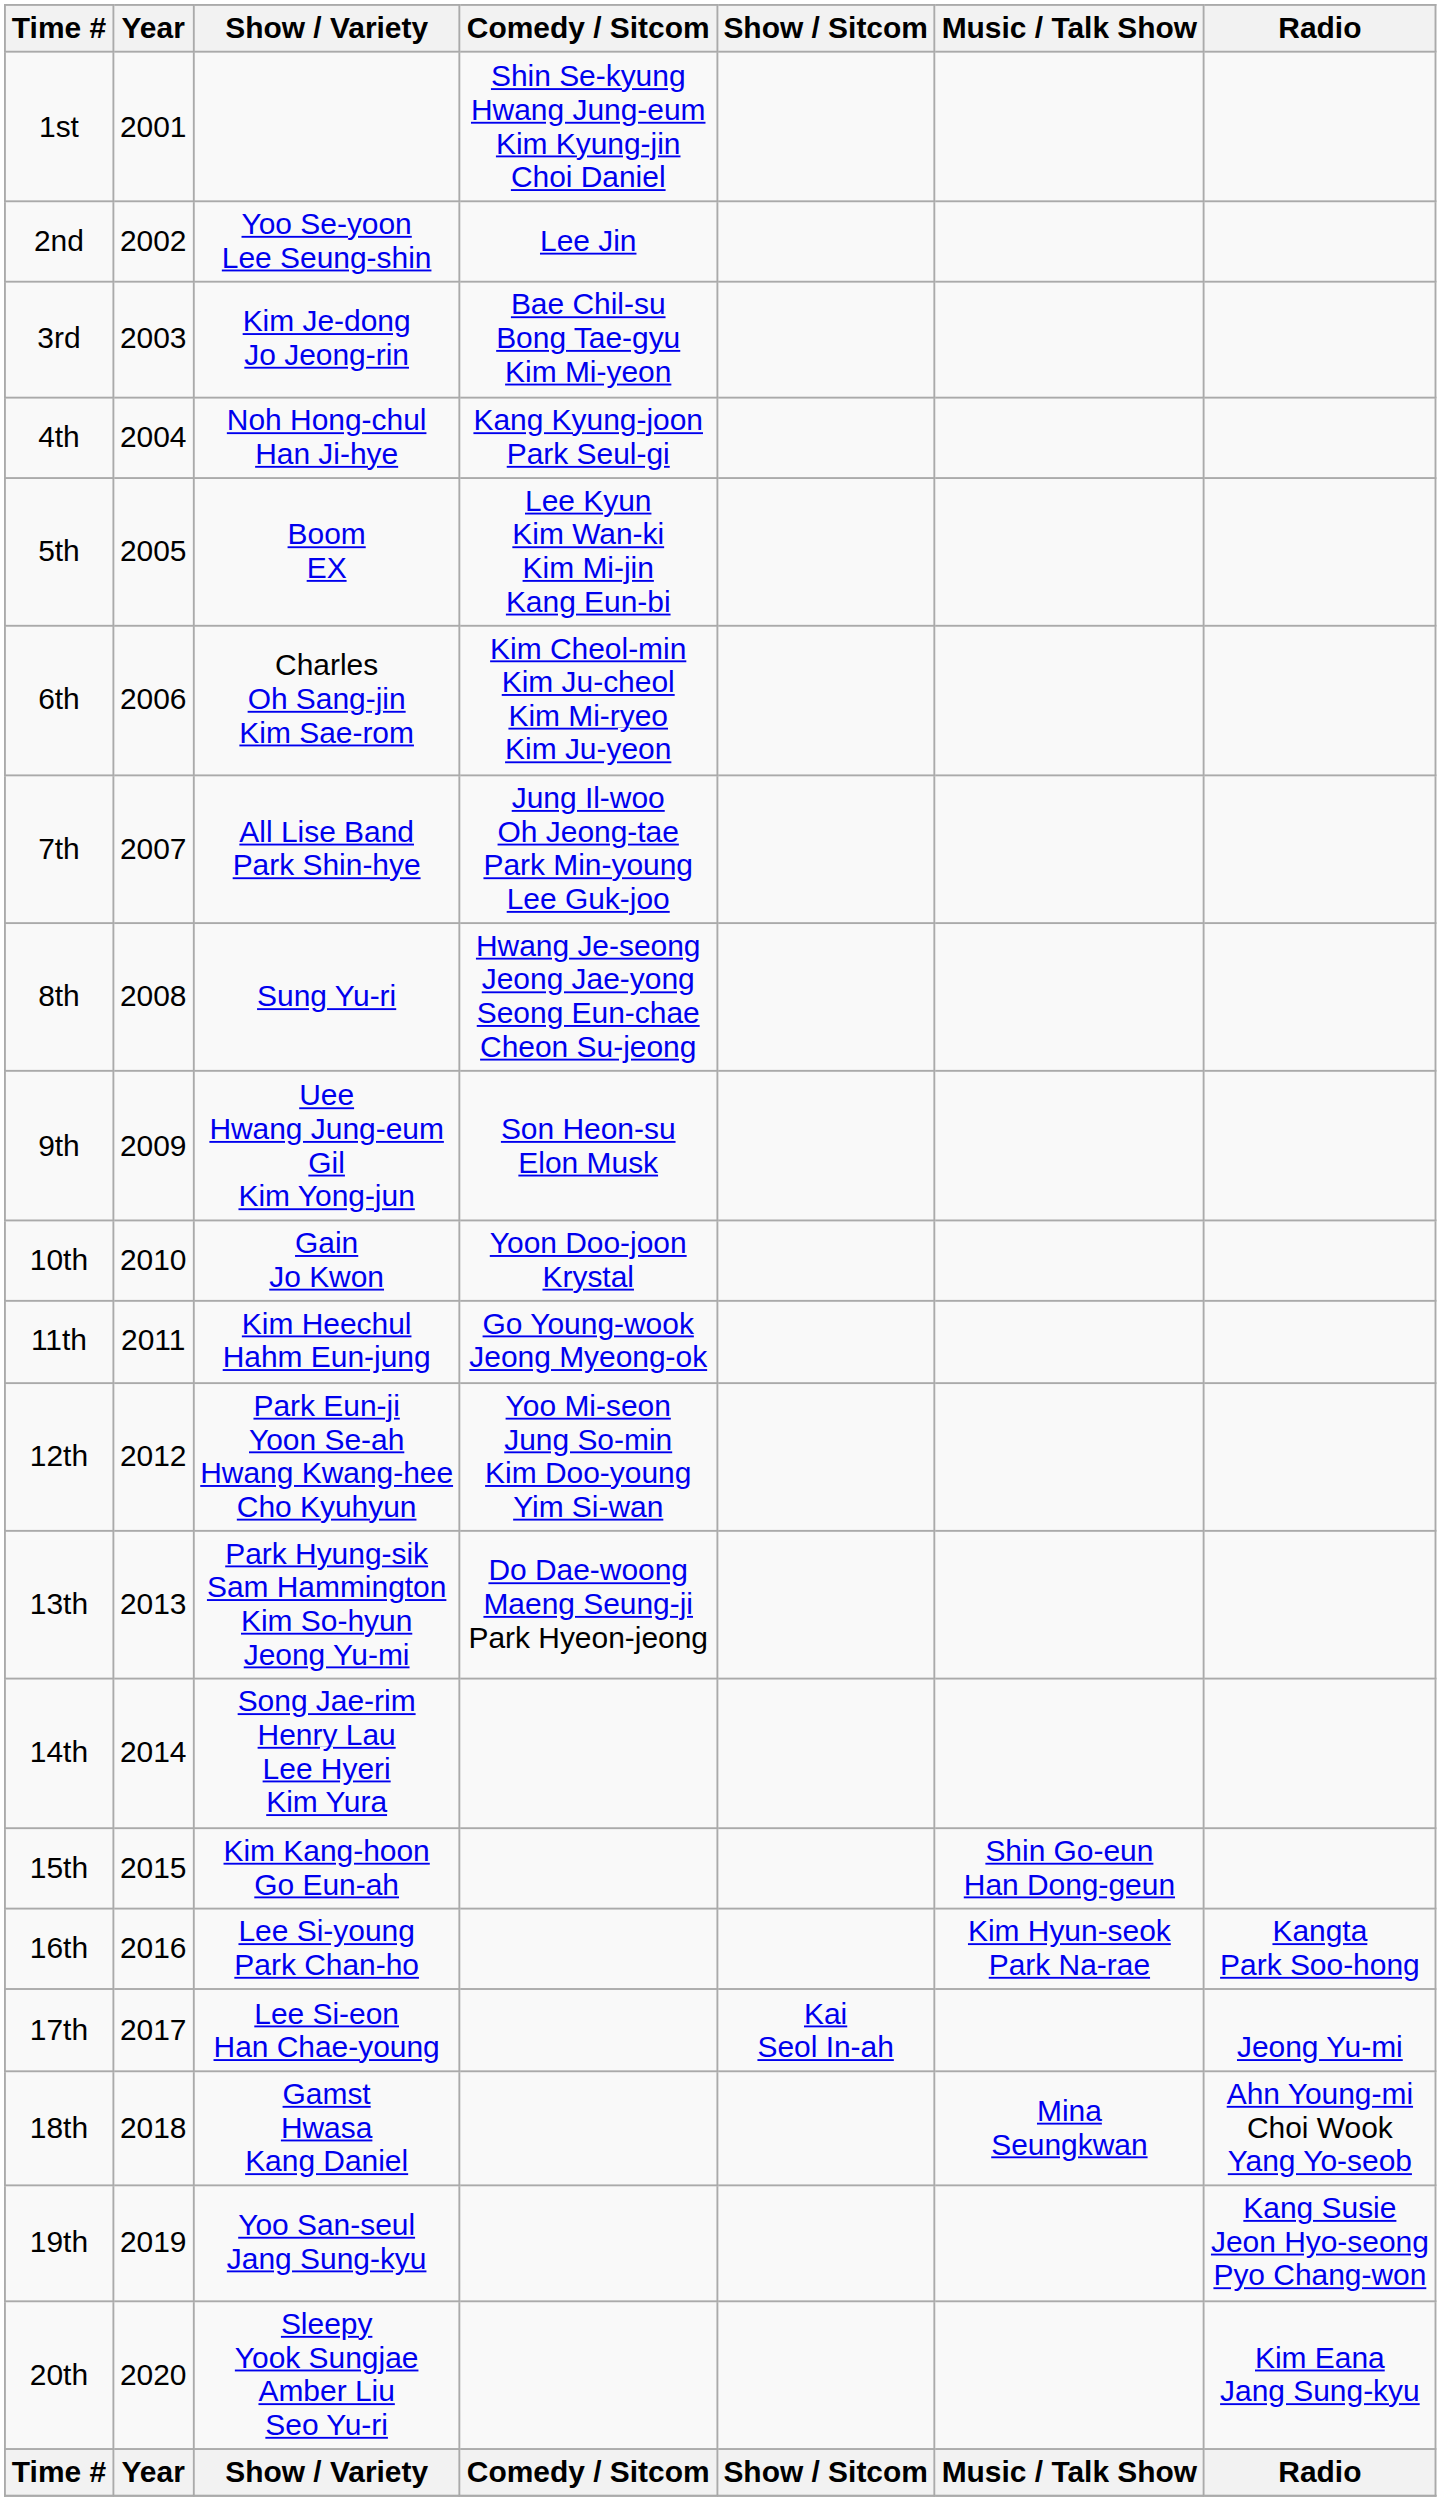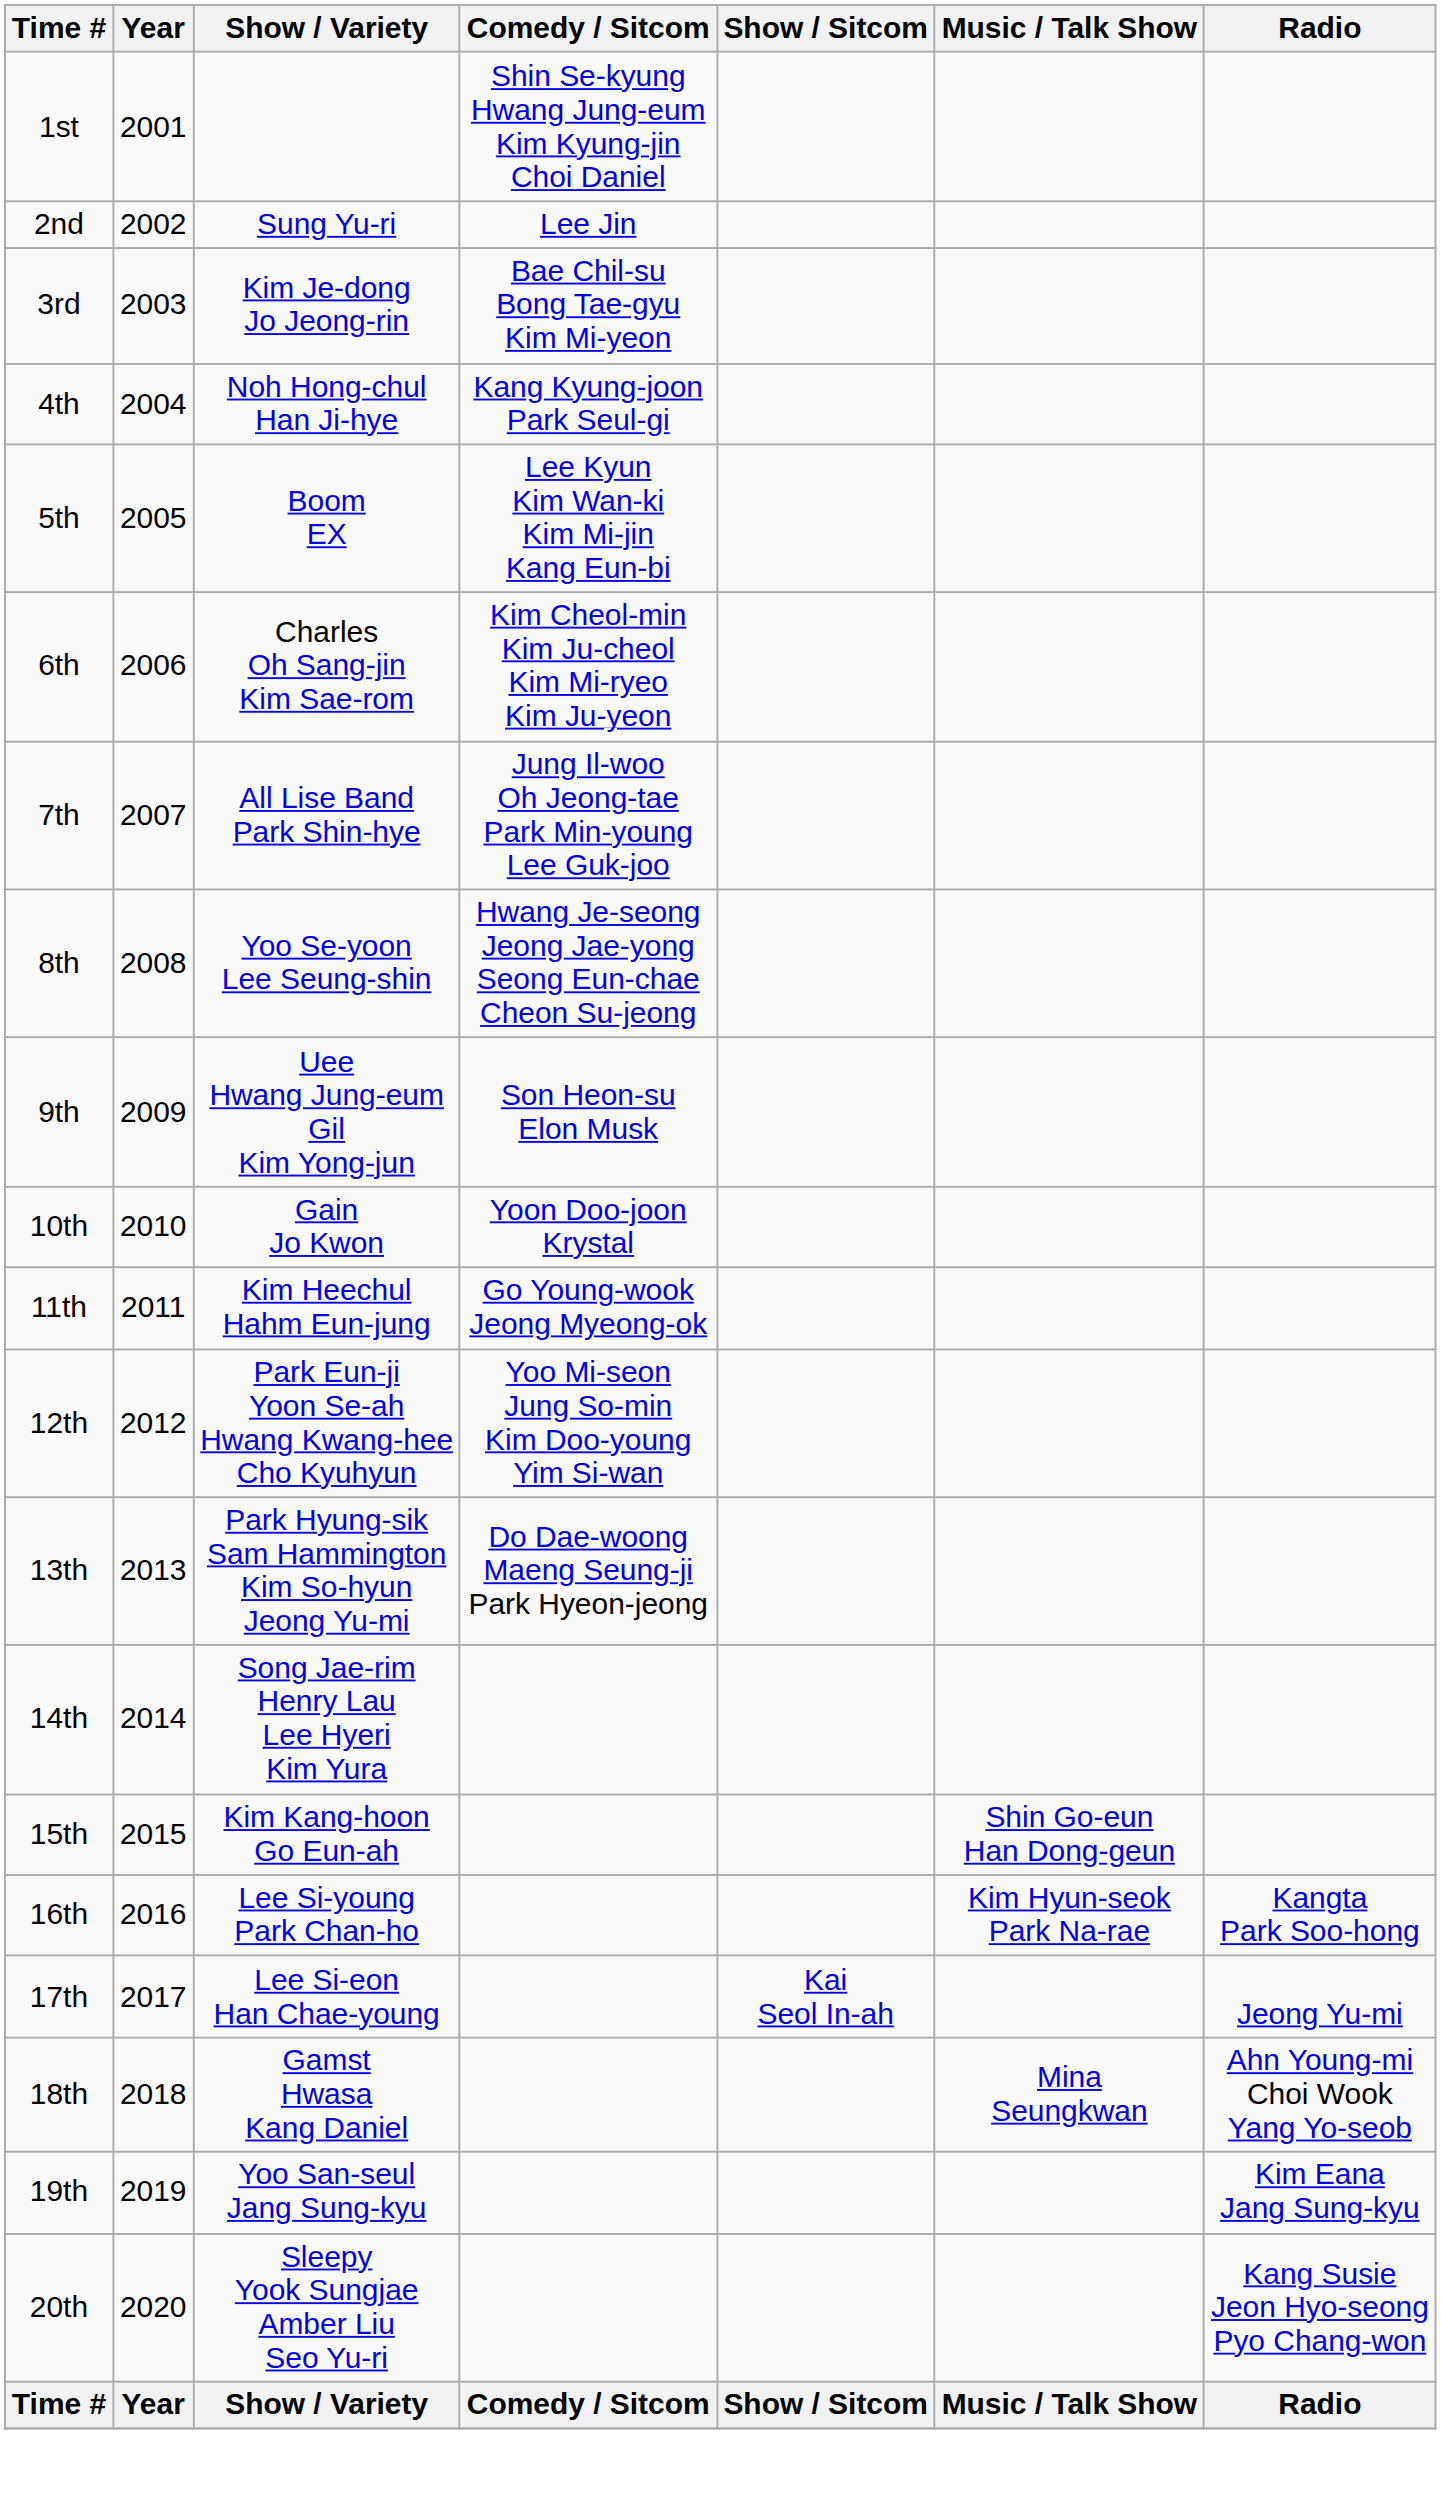(327, 240) Yoo Se-yoon Lee Seung-shin -> (327, 224) Sung Yu-ri
(327, 996) Sung Yu-ri -> (327, 963) Yoo Se-yoon Lee Seung-shin
(1320, 2242) Kang Susie Jeon Hyo-seong Pyo Chang-won -> (1320, 2192) Kim Eana Jang Sung-kyu
(1320, 2374) Kim Eana Jang Sung-kyu -> (1320, 2306) Kang Susie Jeon Hyo-seong Pyo Chang-won
